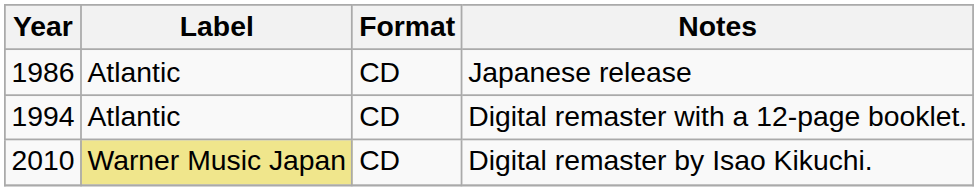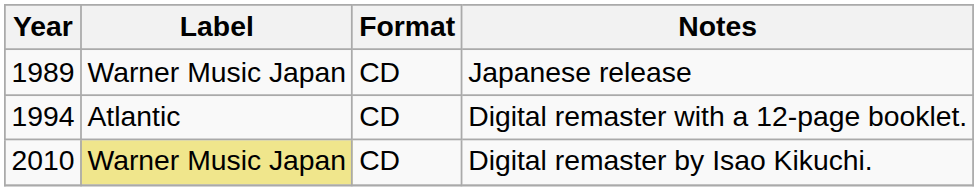(43, 71) 1986 -> (43, 71) 1989
(134, 71) Atlantic -> (217, 71) Warner Music Japan
